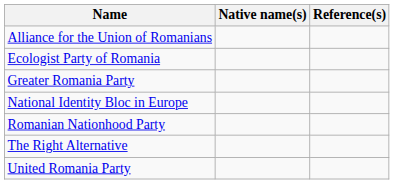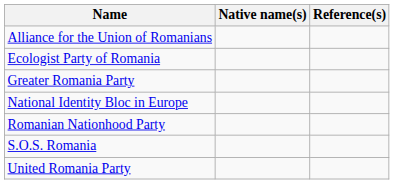+ row: (52, 146)
- row: (68, 146)
